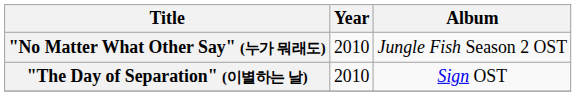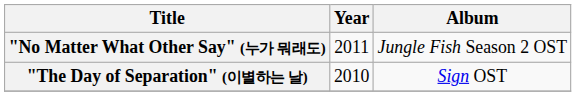(352, 47) 2010 -> (352, 47) 2011
